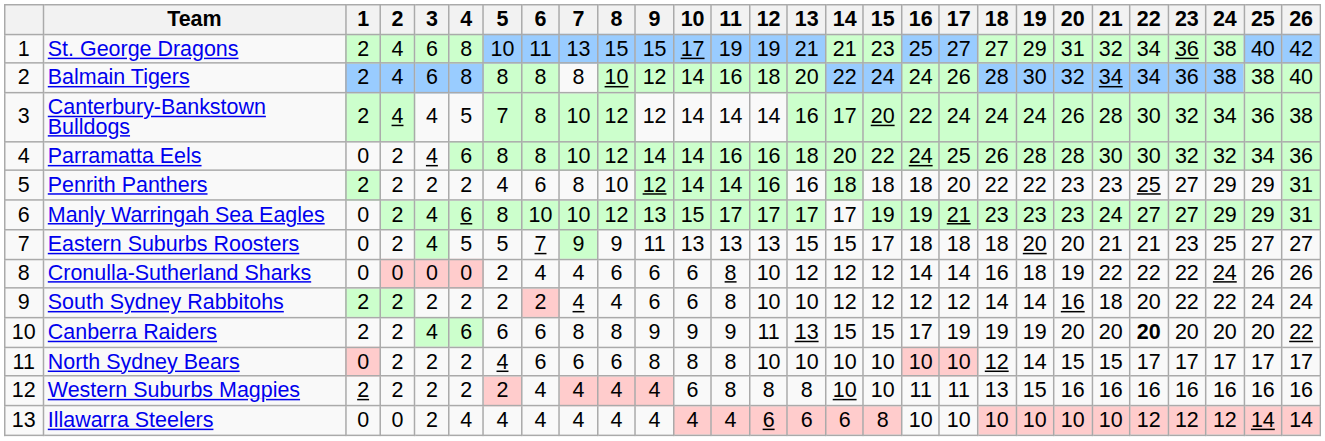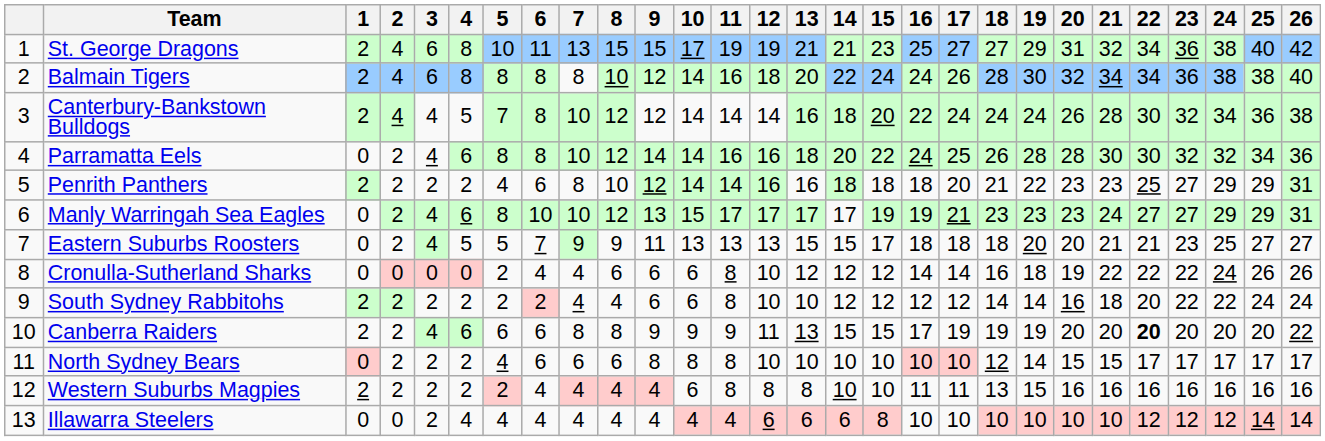(845, 117) 17 -> (845, 117) 18
(997, 185) 22 -> (997, 185) 21
